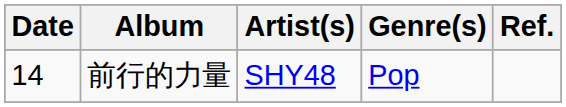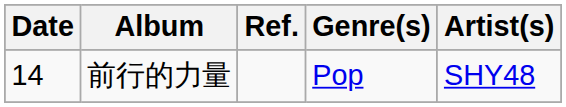columns swapped: (300, 27) <-> (527, 27)
